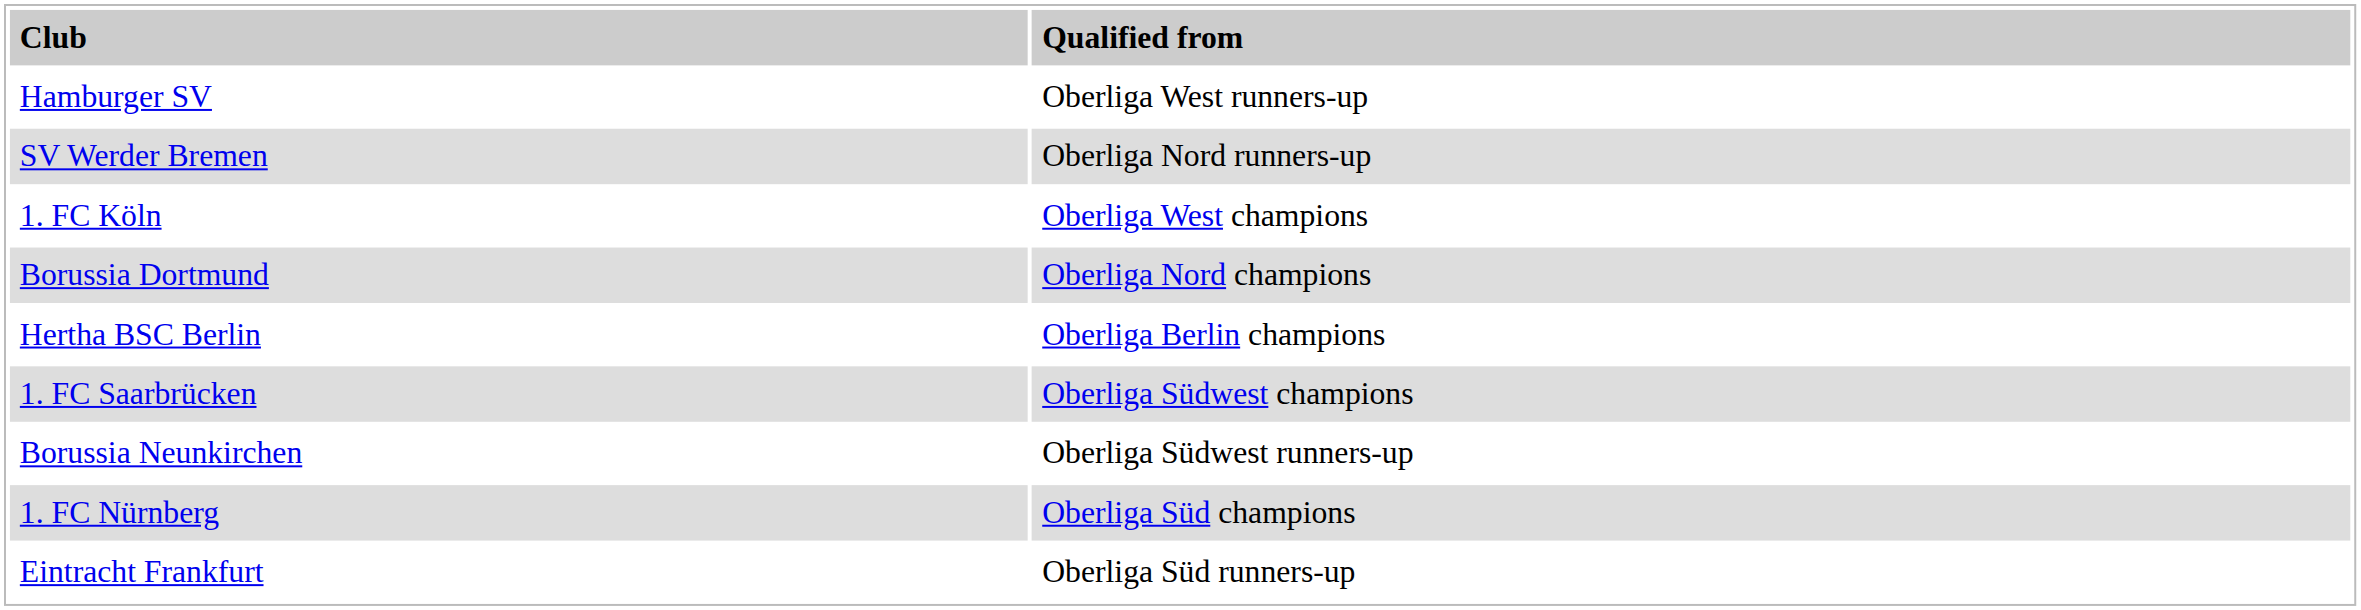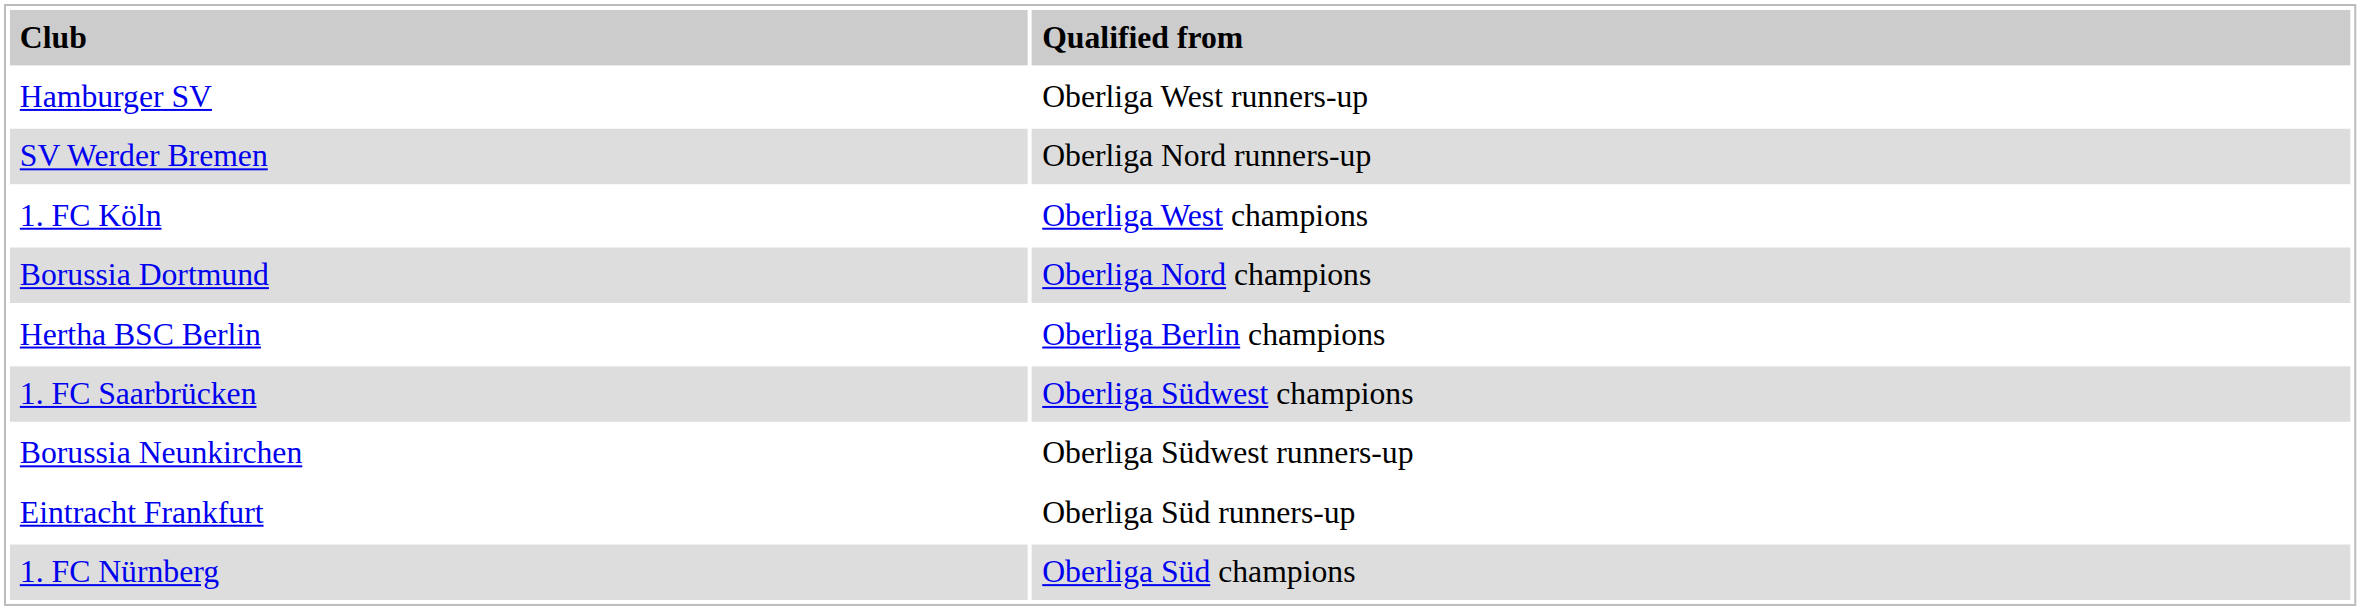rows swapped: (119, 512) <-> (142, 571)
